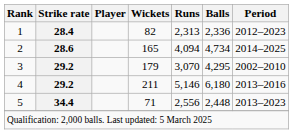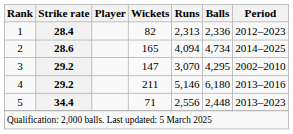(150, 66) 179 -> (150, 66) 147
